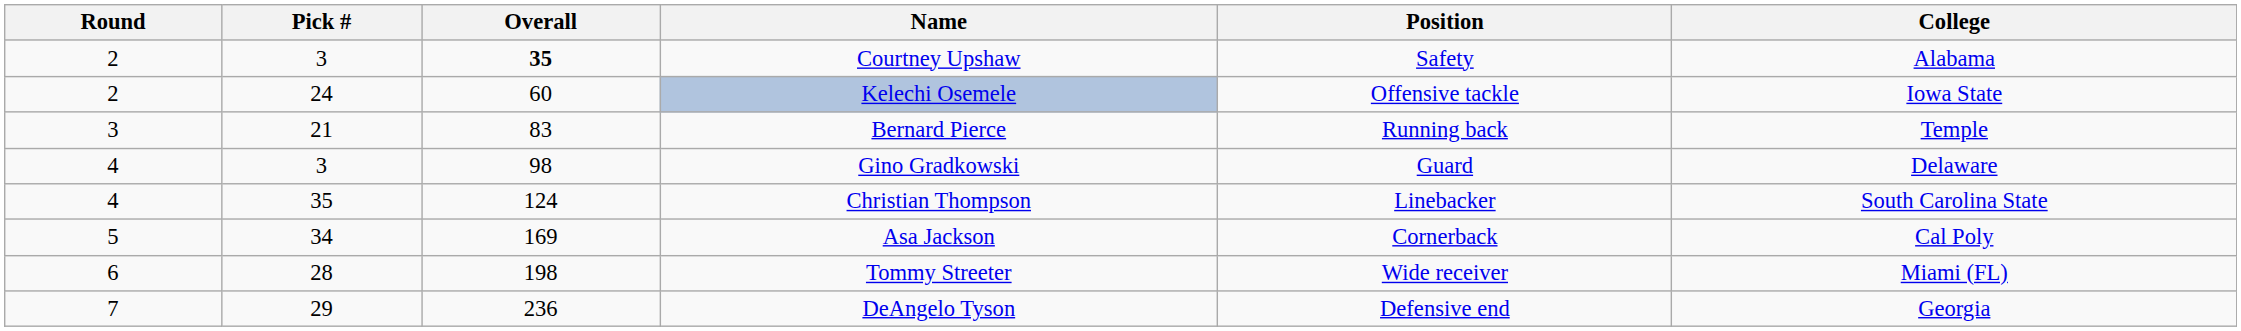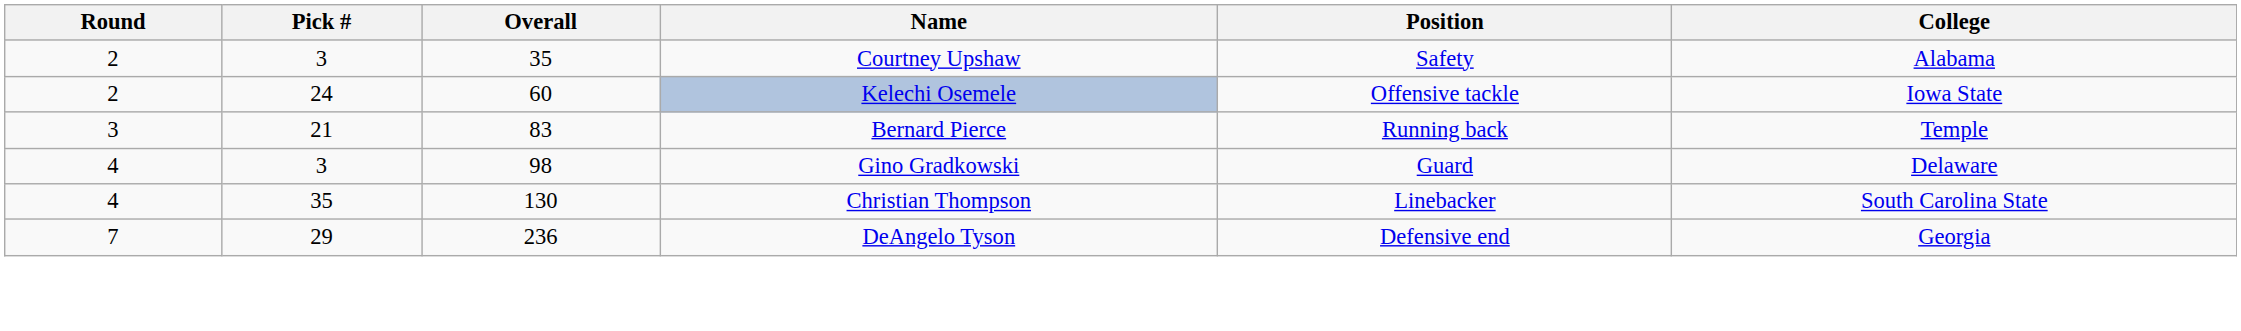(541, 58) bold -> (541, 58) normal
(541, 201) 124 -> (541, 201) 130
- row: (939, 237)
- row: (939, 272)
